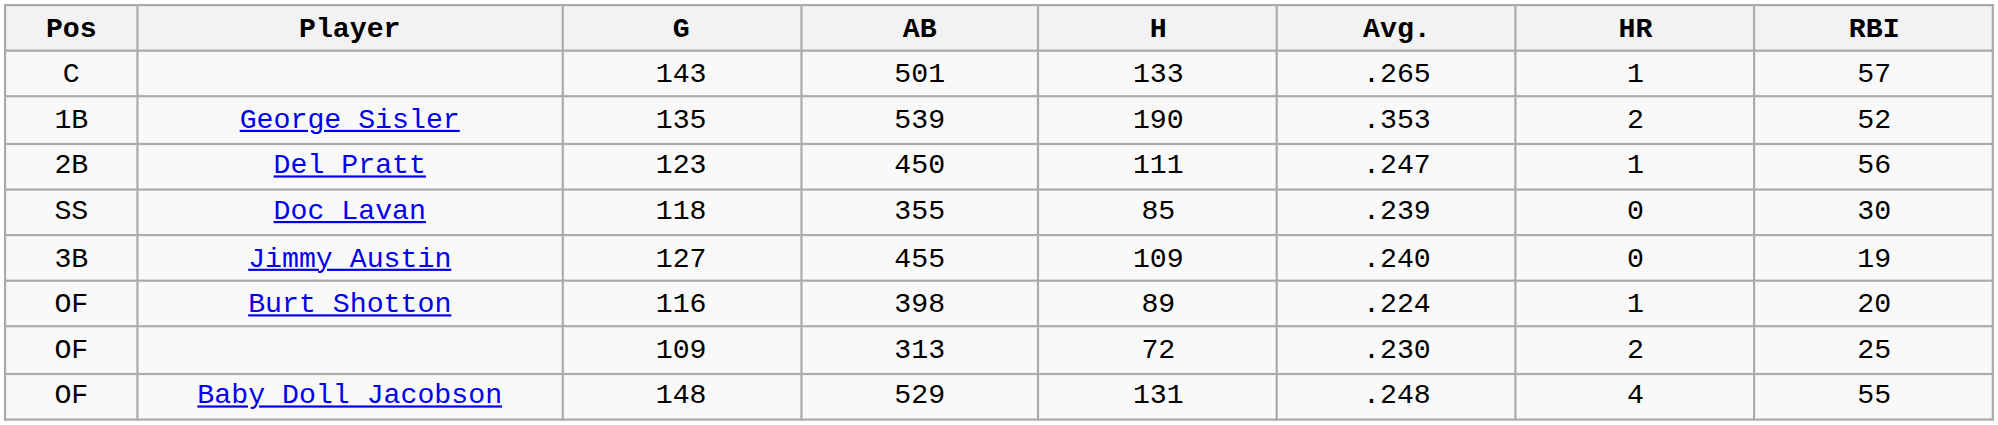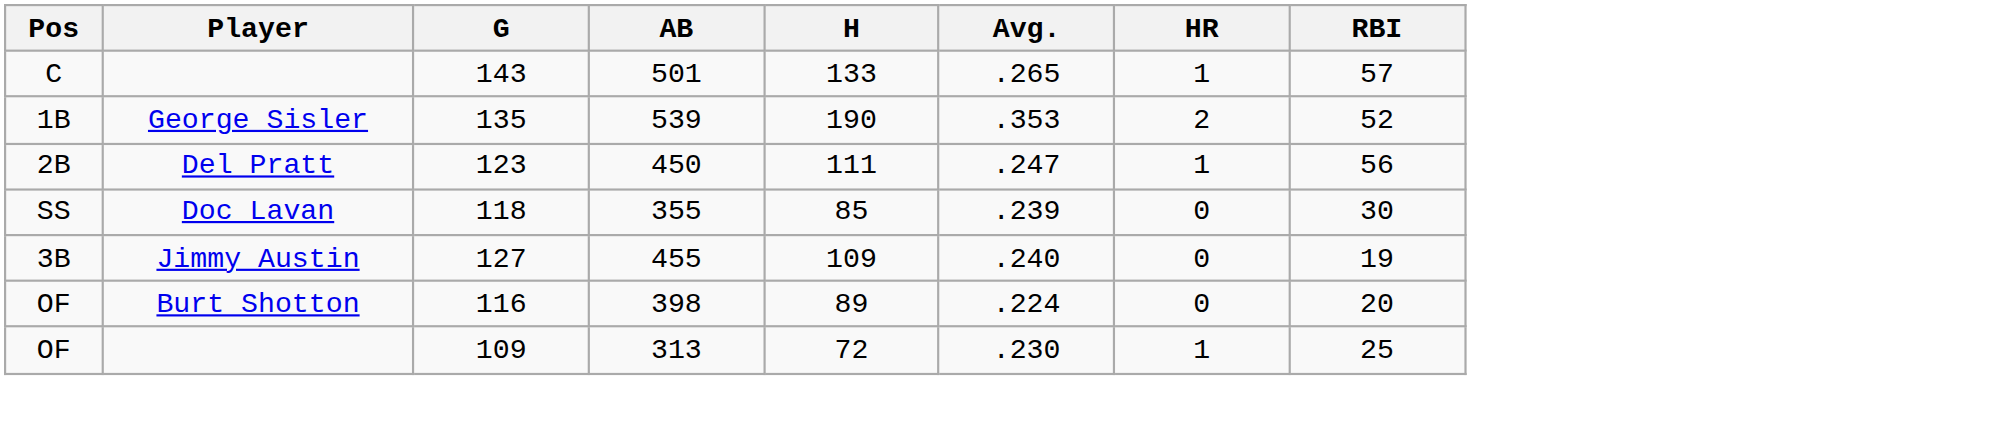(1636, 304) 1 -> (1202, 304) 0
(1636, 350) 2 -> (1202, 350) 1
- row: (920, 396)
